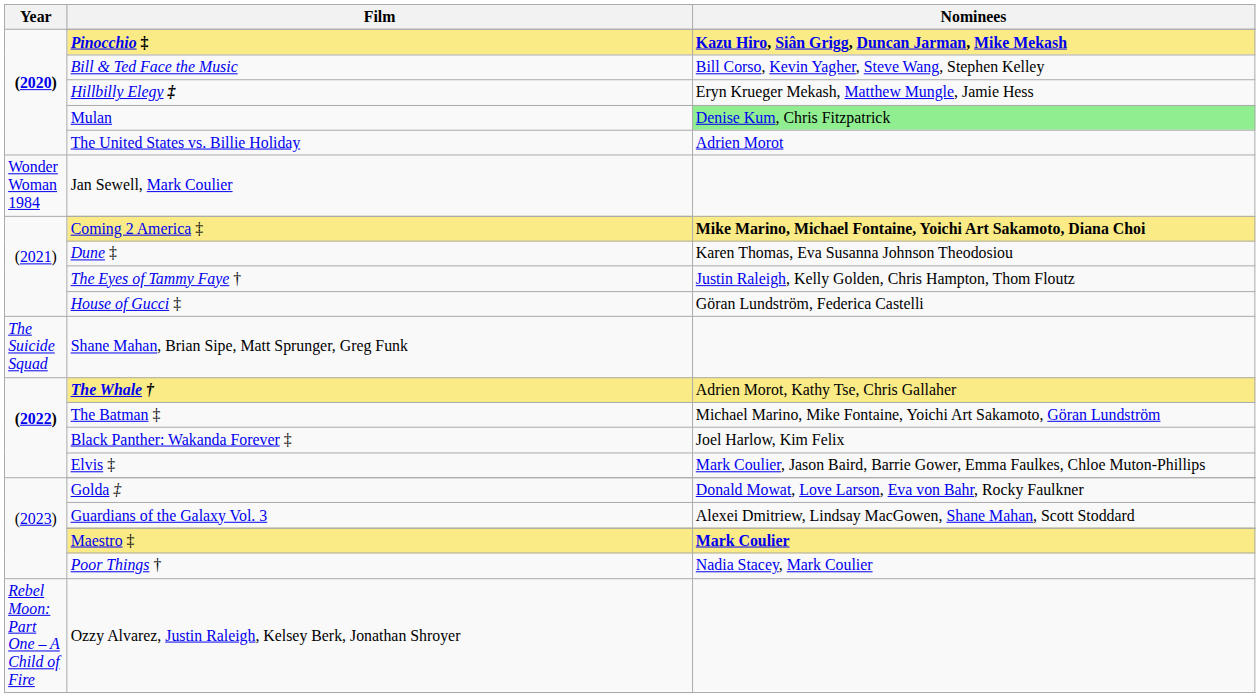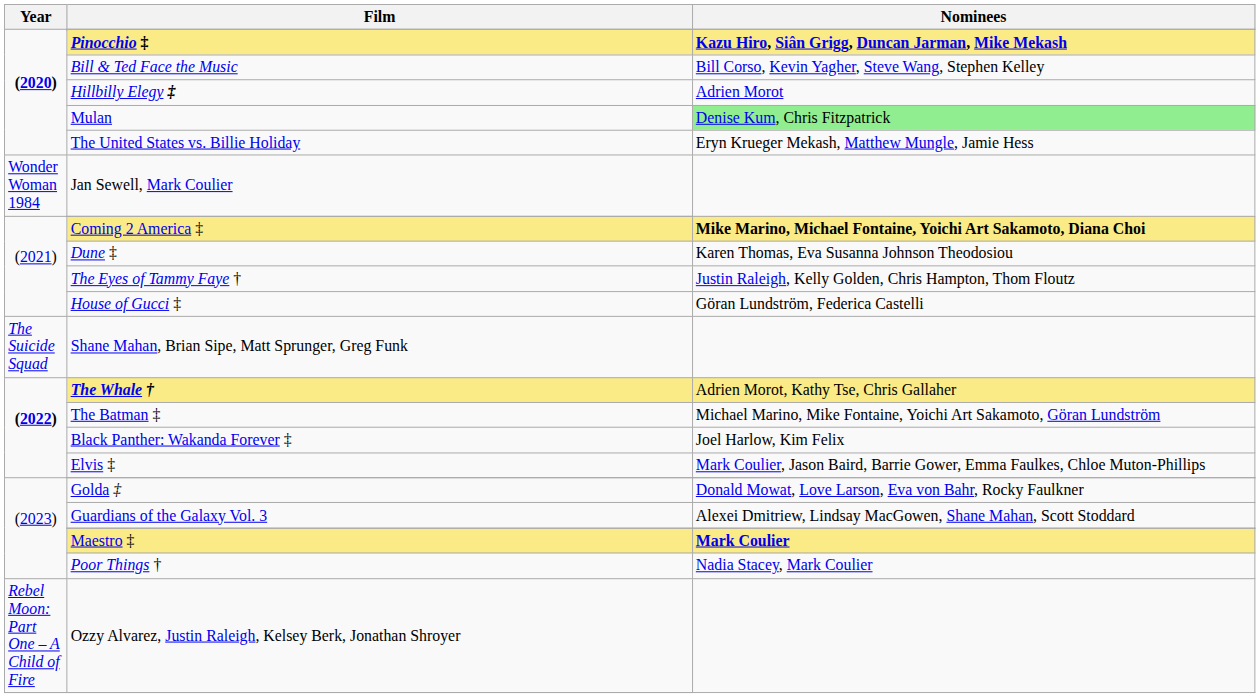(865, 92) Eryn Krueger Mekash, Matthew Mungle, Jamie Hess -> (740, 92) Adrien Morot
(740, 142) Adrien Morot -> (865, 142) Eryn Krueger Mekash, Matthew Mungle, Jamie Hess
